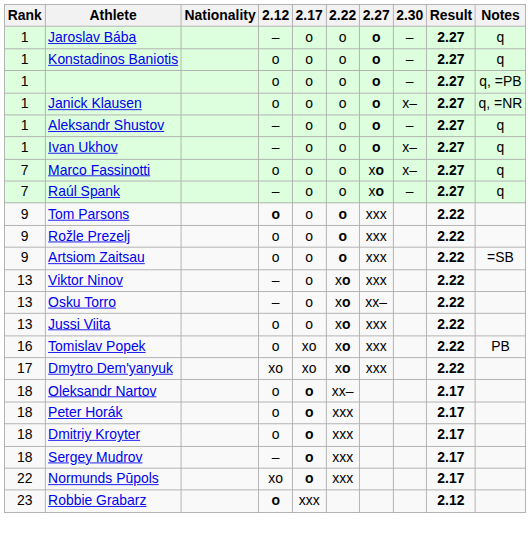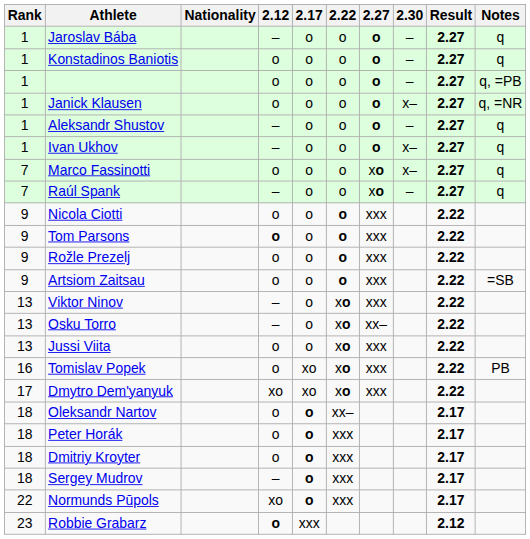+ row: (85, 214)
